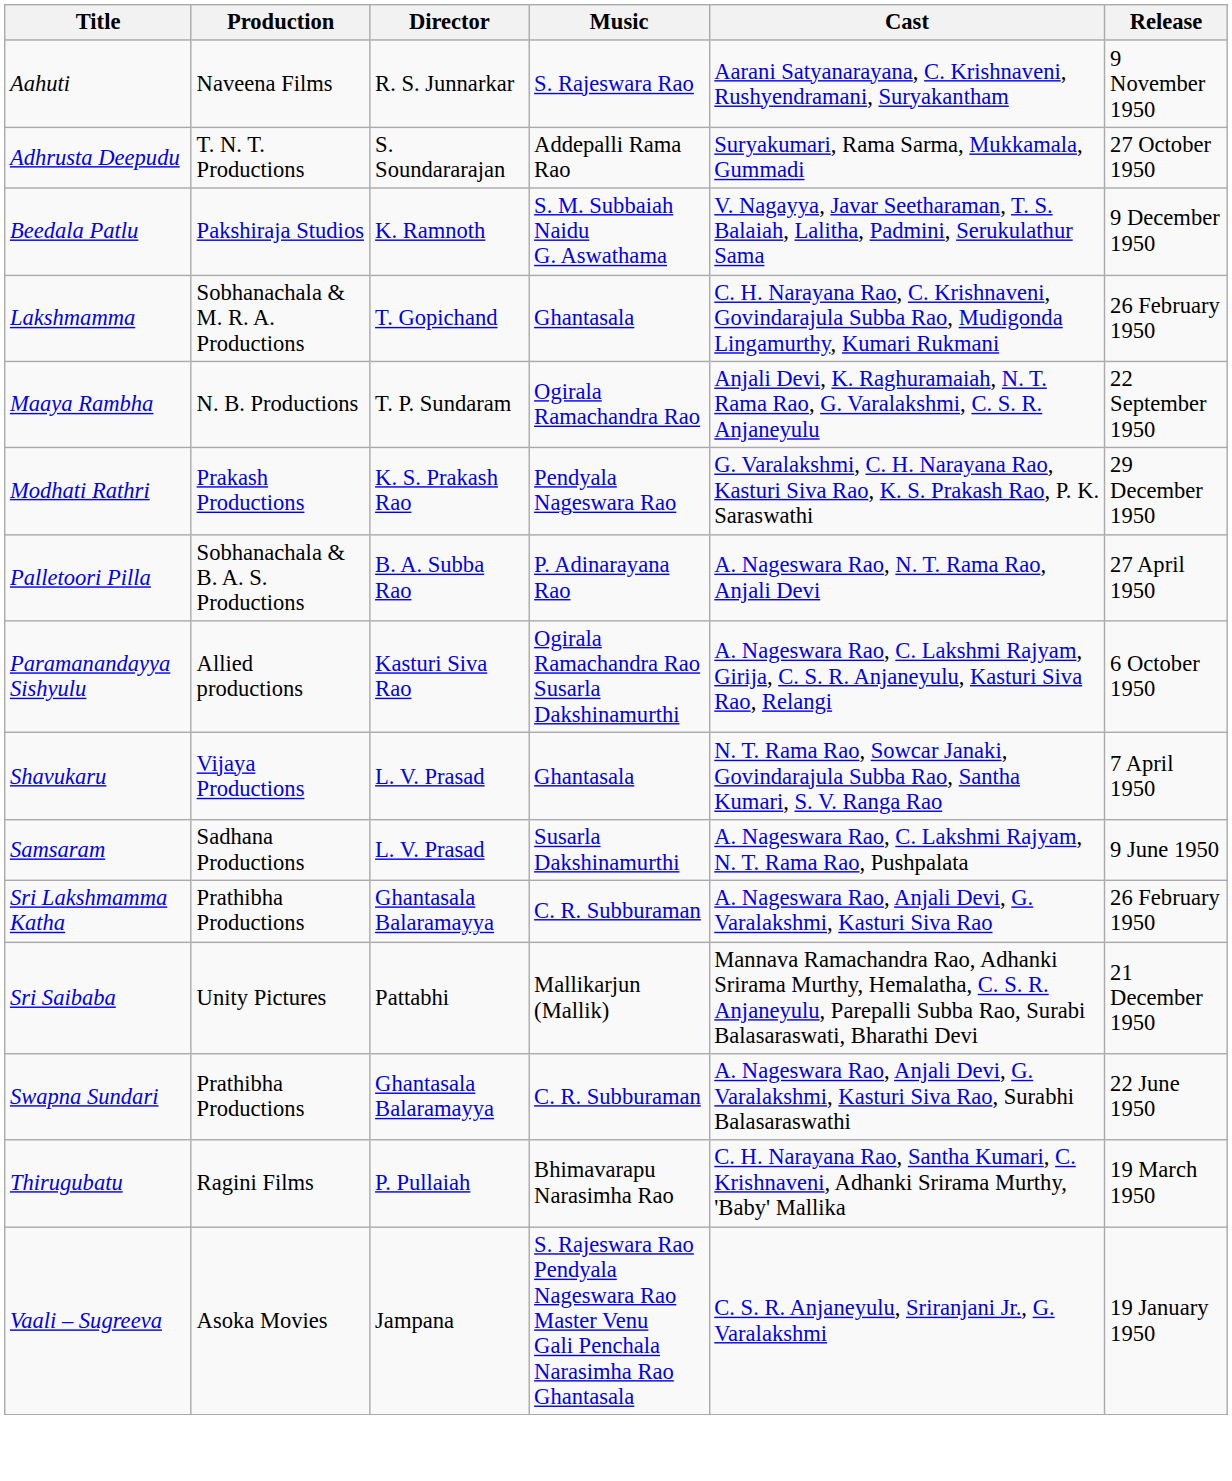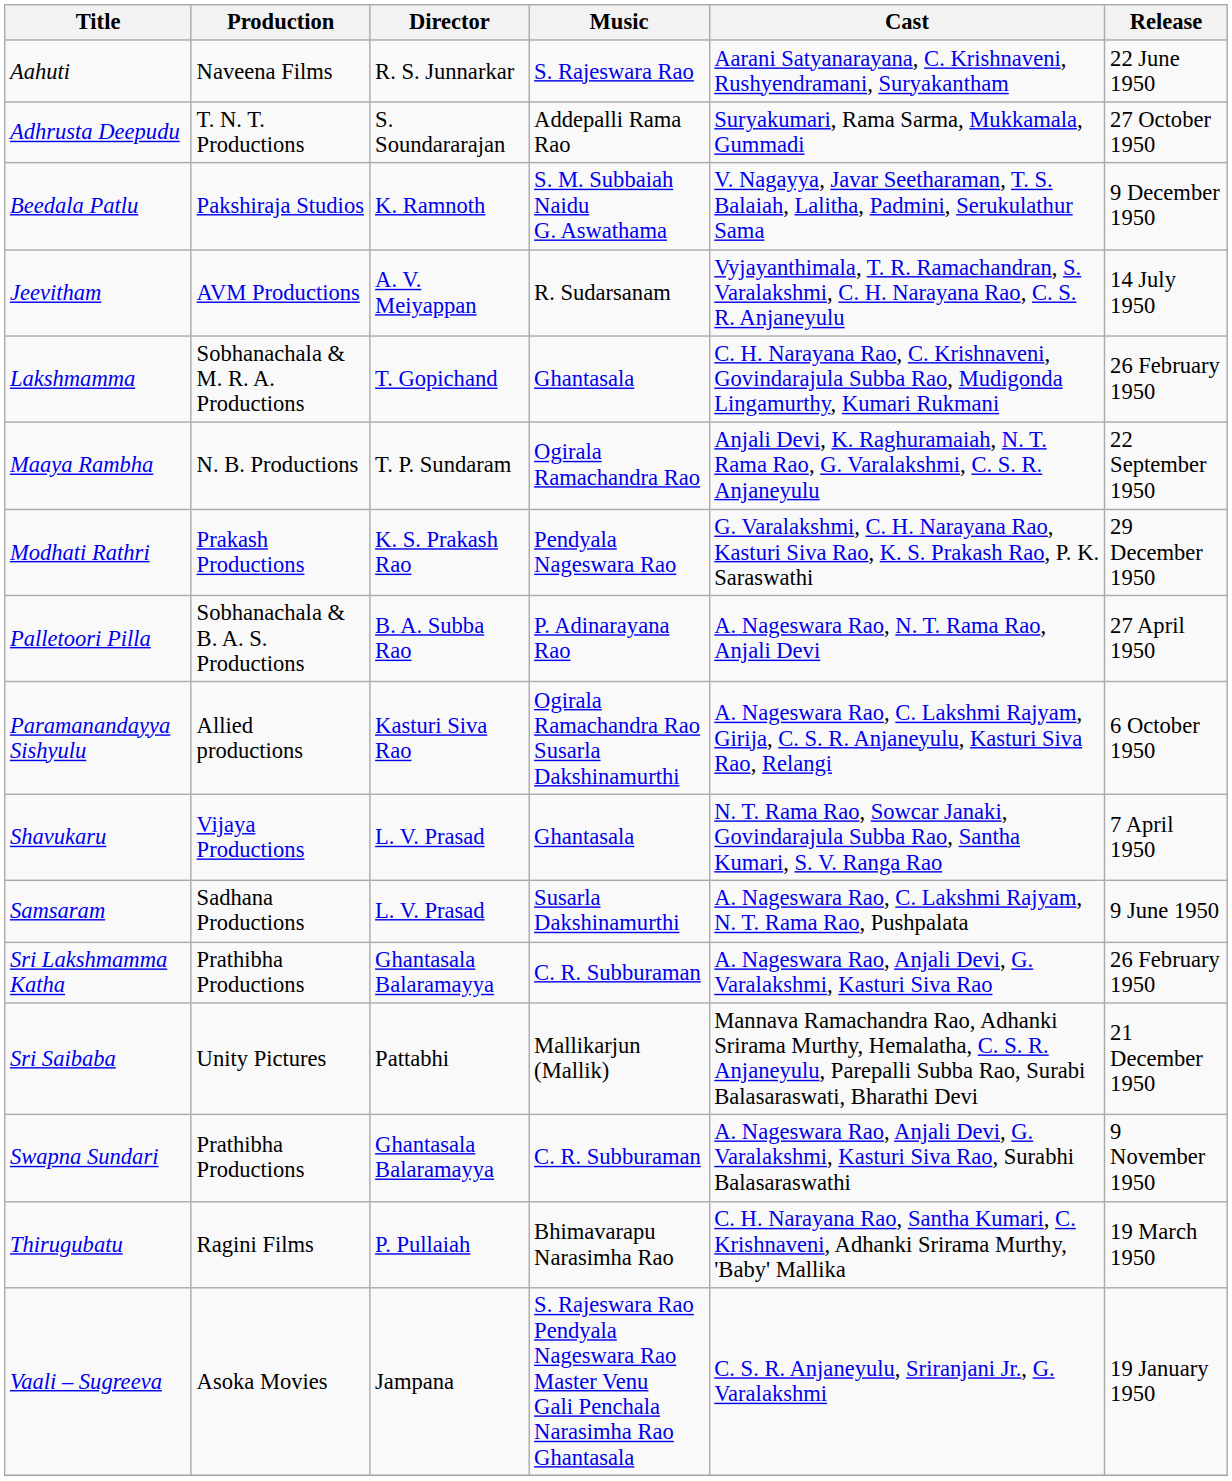(1158, 83) 9 November 1950 -> (1145, 70) 22 June 1950
+ row: (56, 292)
(1145, 1096) 22 June 1950 -> (1158, 1157) 9 November 1950
